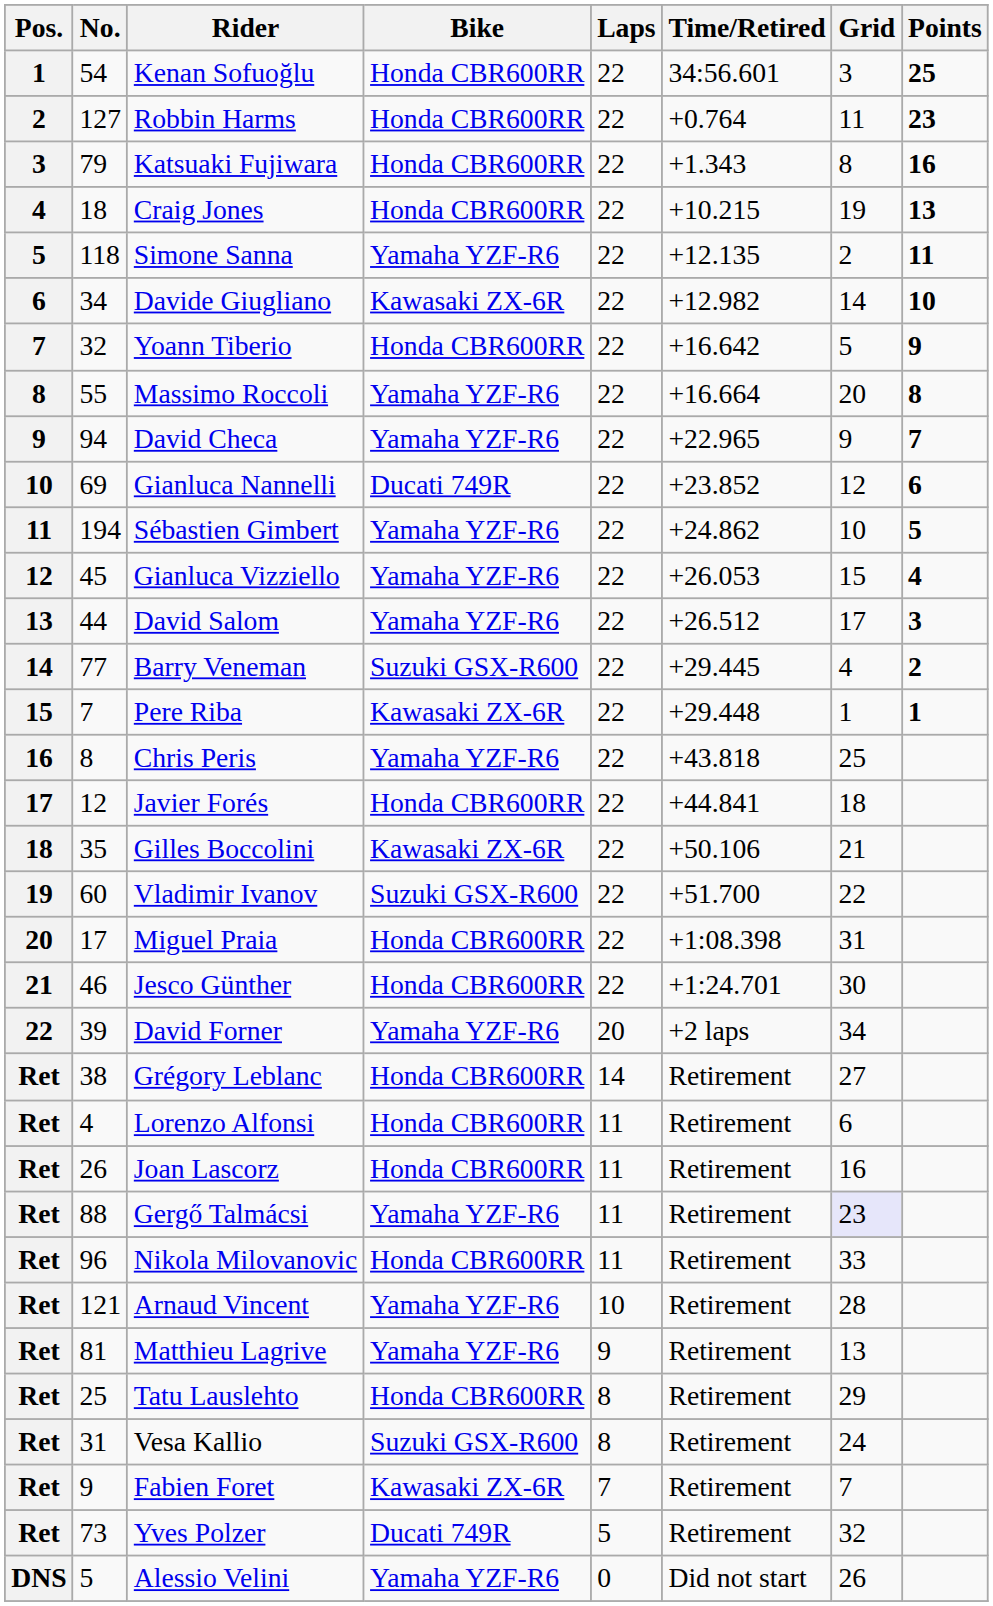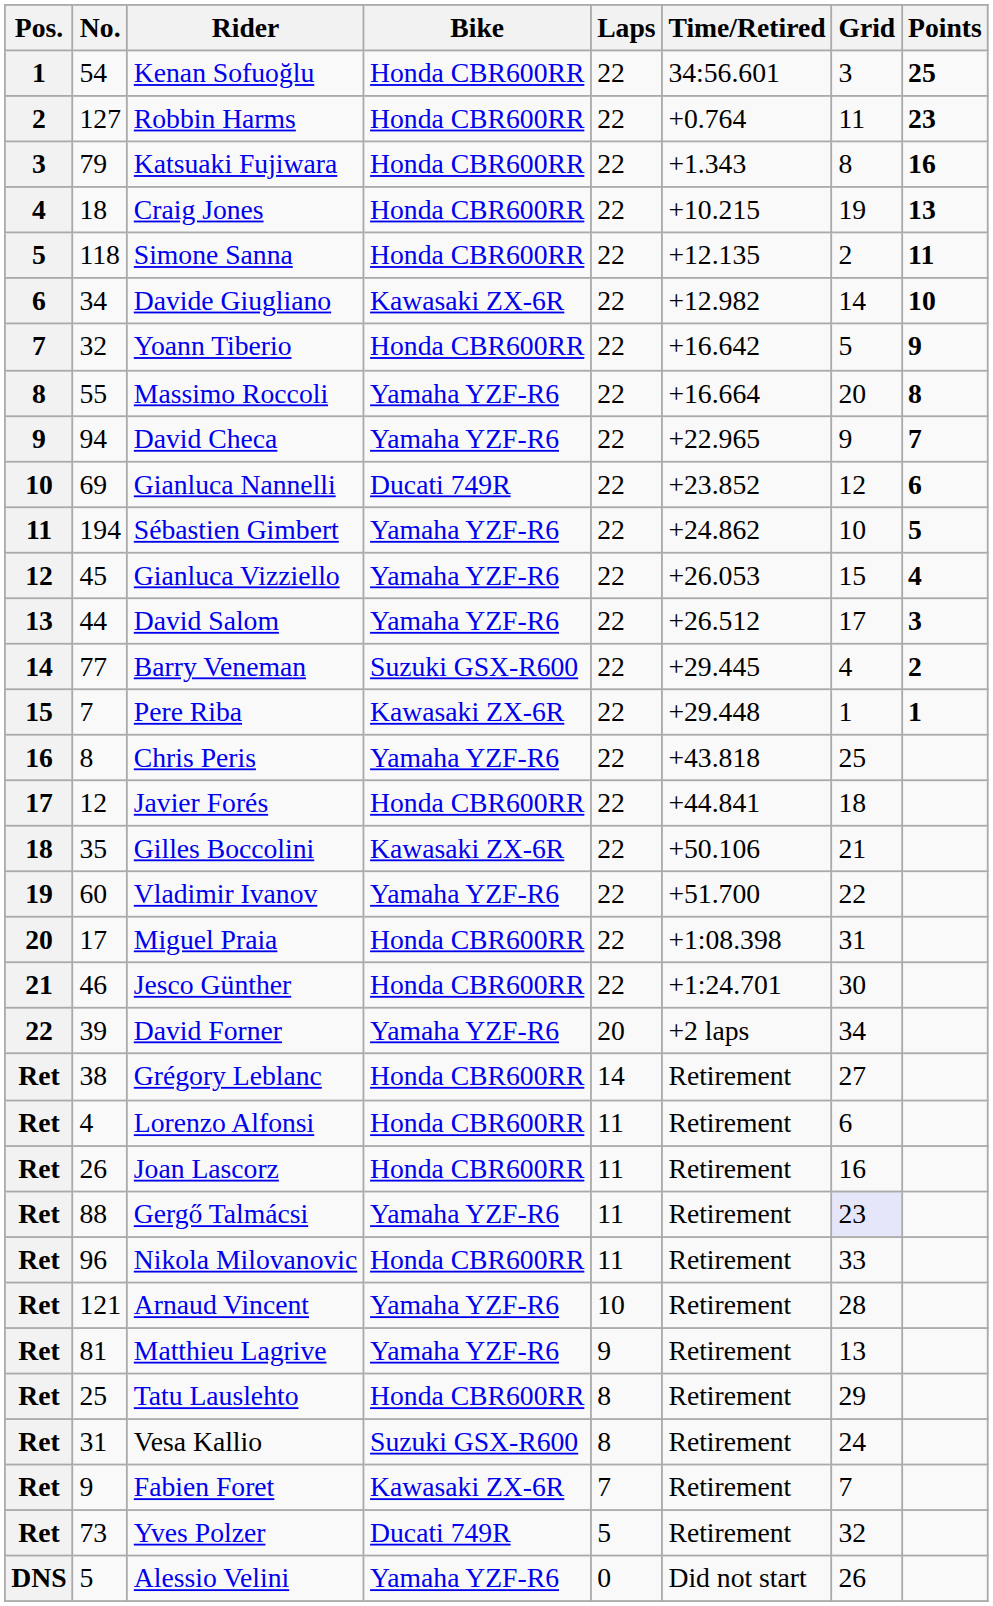(465, 255) Yamaha YZF-R6 -> (477, 255) Honda CBR600RR
(474, 894) Suzuki GSX-R600 -> (465, 894) Yamaha YZF-R6
